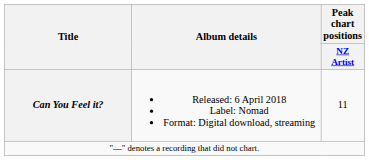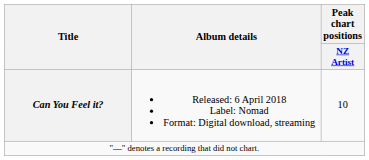(343, 105) 11 -> (343, 105) 10
